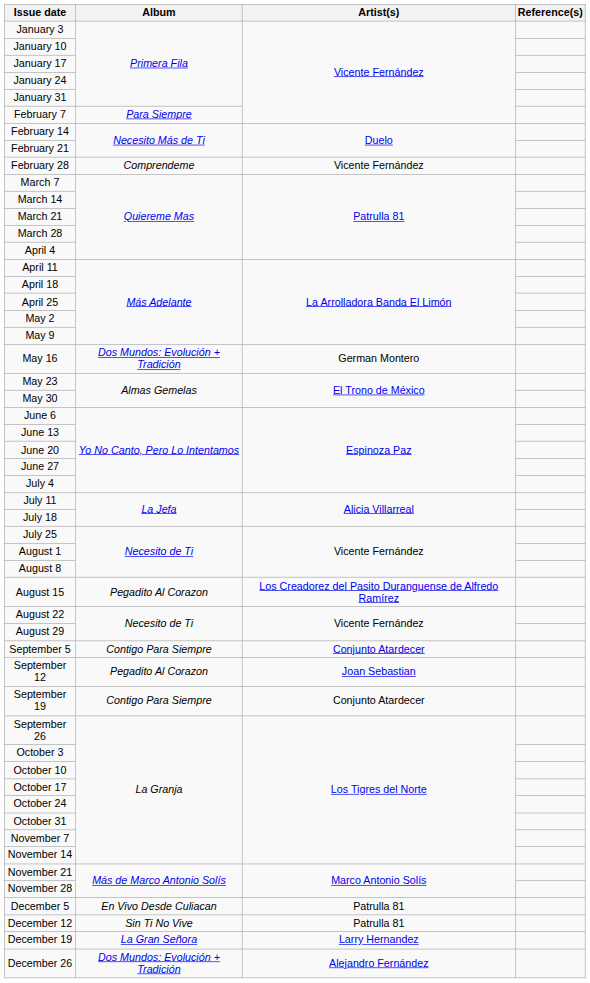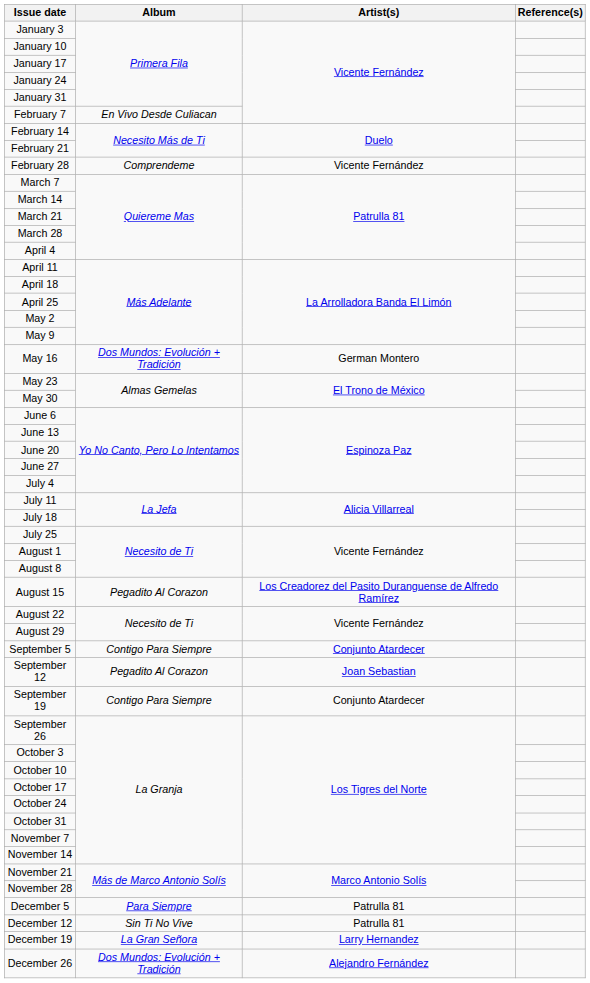(159, 115) Para Siempre -> (159, 115) En Vivo Desde Culiacan
(159, 906) En Vivo Desde Culiacan -> (159, 906) Para Siempre
